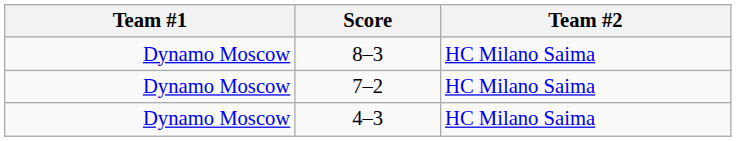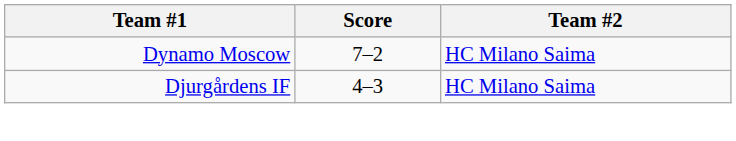- row: (368, 53)
(217, 119) Dynamo Moscow -> (228, 86) Djurgårdens IF
